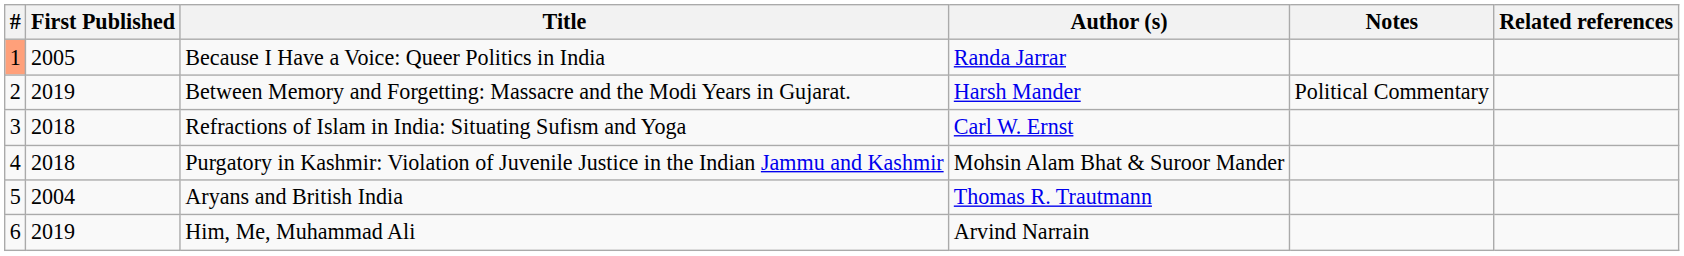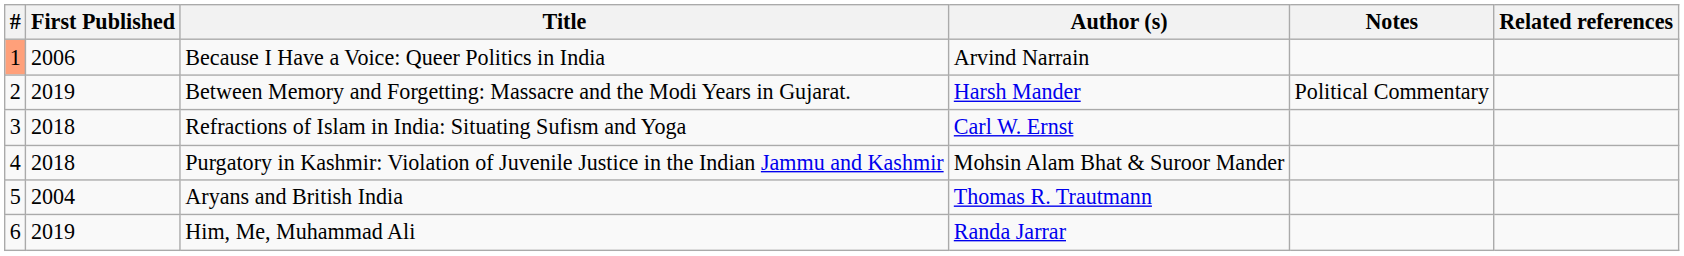(53, 57) 2005 -> (53, 57) 2006
(1010, 57) Randa Jarrar -> (1022, 57) Arvind Narrain
(1022, 232) Arvind Narrain -> (1010, 232) Randa Jarrar
